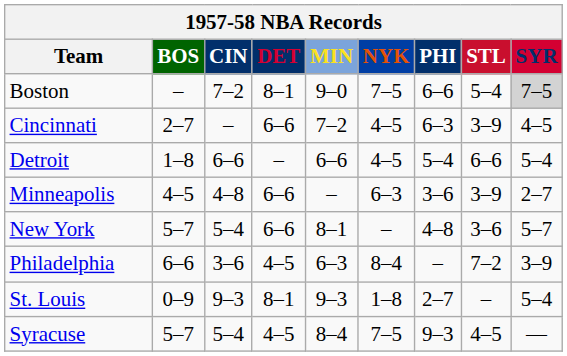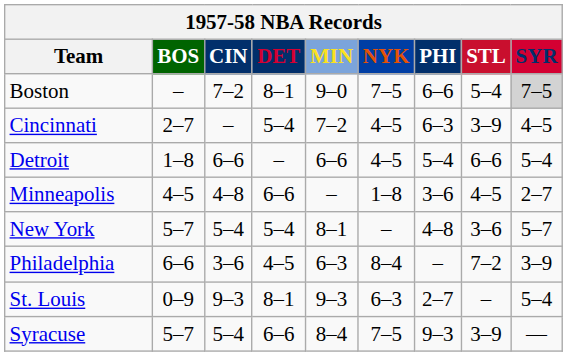(279, 125) 6–6 -> (279, 125) 5–4
(386, 194) 6–3 -> (386, 194) 1–8
(486, 194) 3–9 -> (486, 194) 4–5
(279, 229) 6–6 -> (279, 229) 5–4
(386, 298) 1–8 -> (386, 298) 6–3
(279, 333) 4–5 -> (279, 333) 6–6
(486, 333) 4–5 -> (486, 333) 3–9
